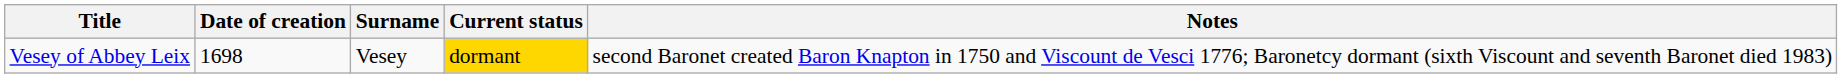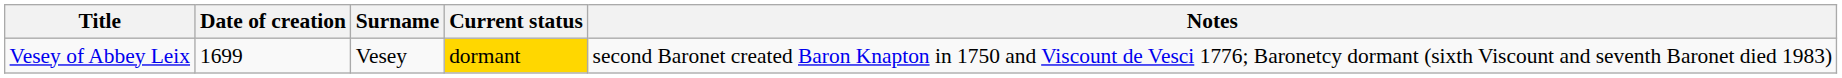(221, 55) 1698 -> (221, 55) 1699
